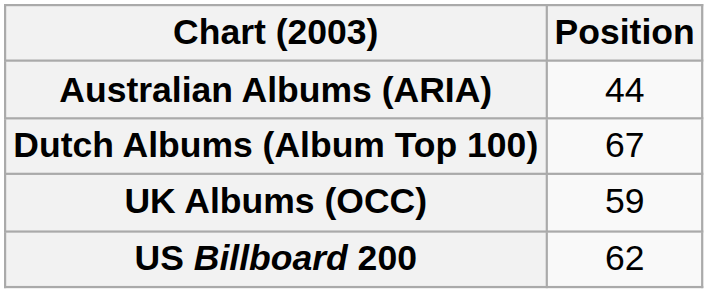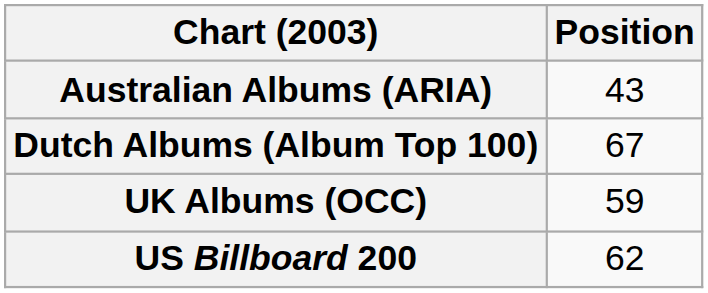(625, 88) 44 -> (625, 88) 43
